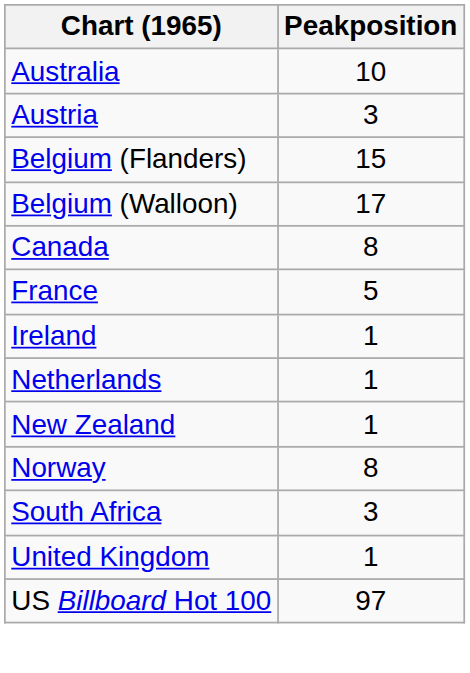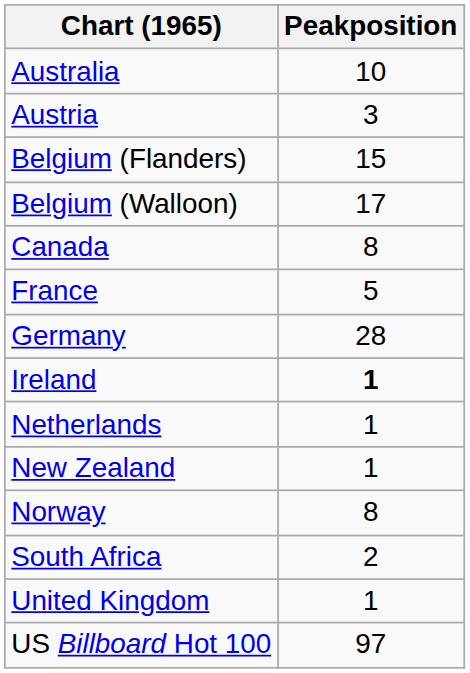+ row: (69, 335)
(371, 335) normal -> (371, 379) bold
(371, 512) 3 -> (371, 556) 2
